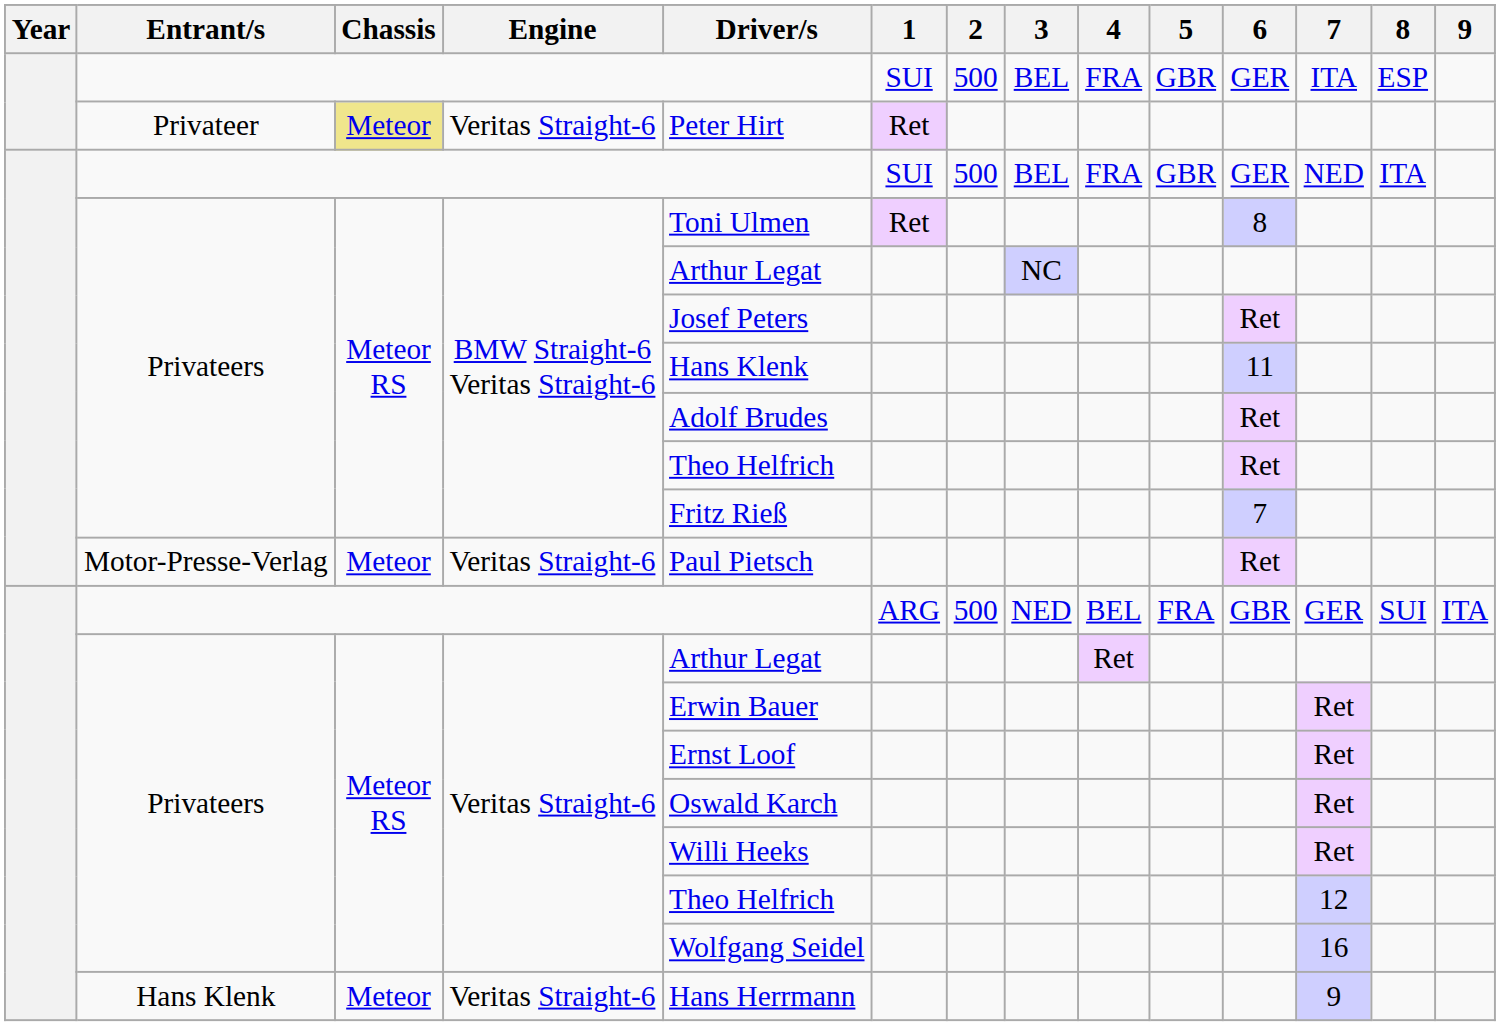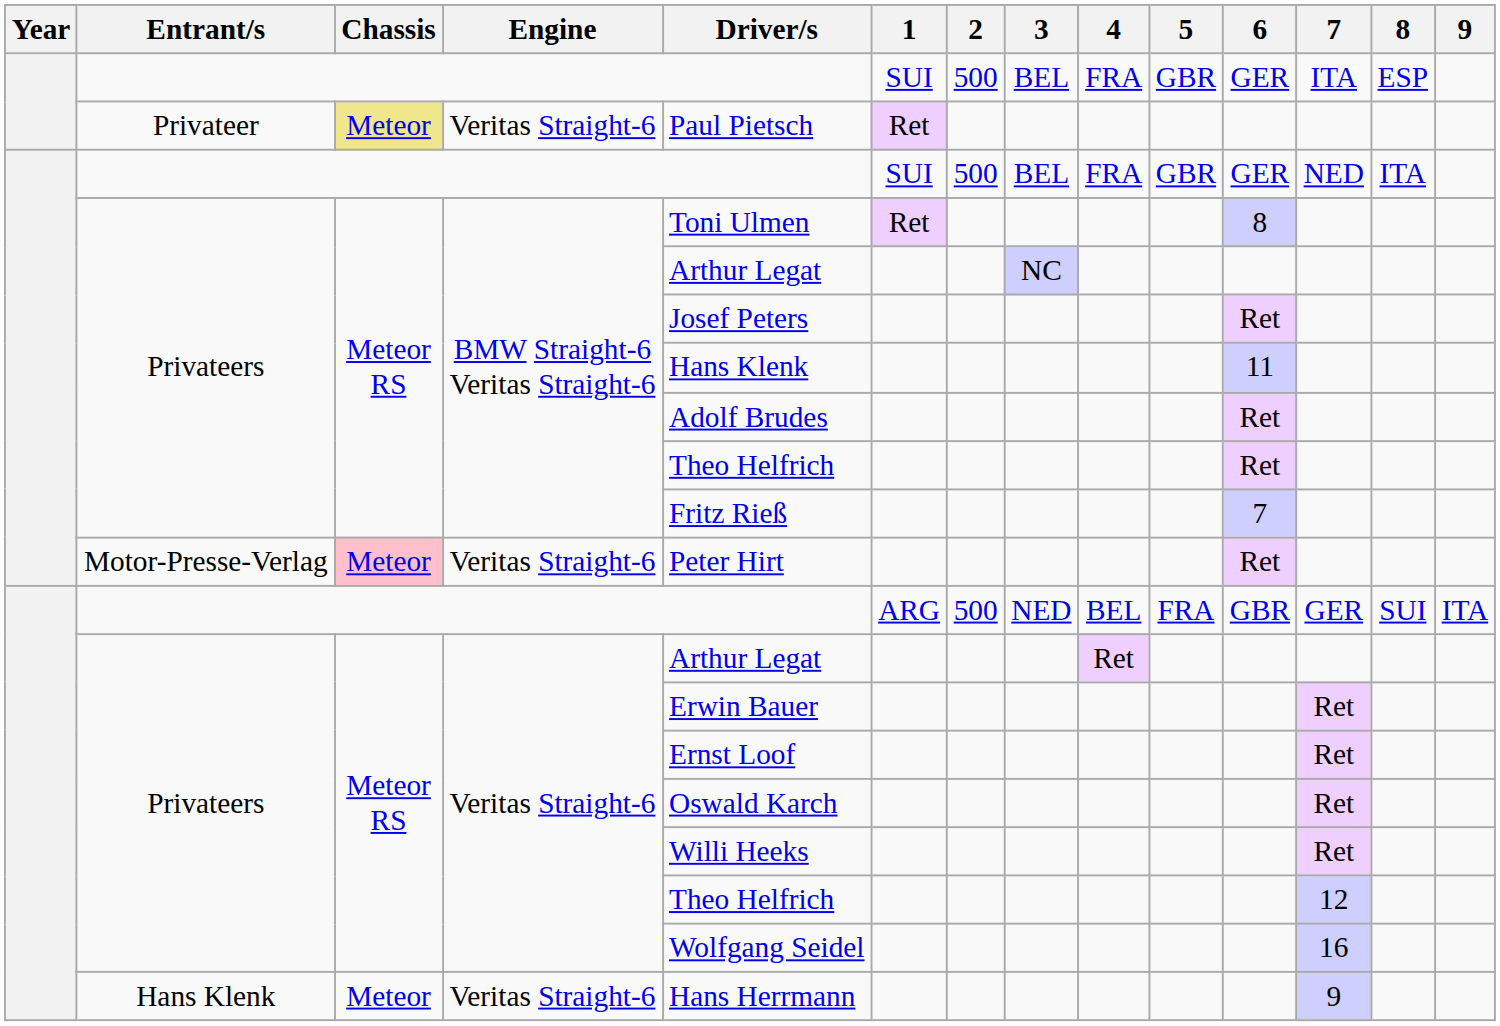(726, 125) Peter Hirt -> (741, 125) Paul Pietsch
(389, 560) no background -> (389, 560) pink background
(741, 560) Paul Pietsch -> (726, 560) Peter Hirt
